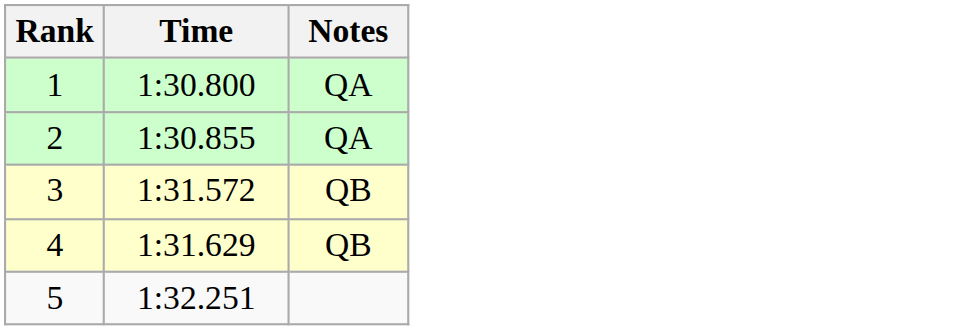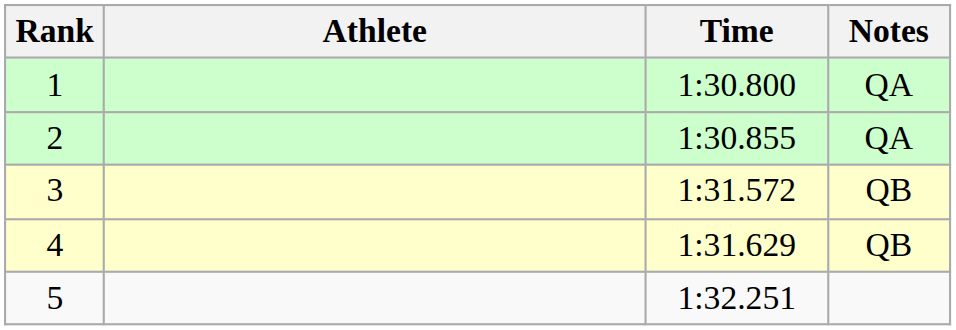+ column: (375, 31)
